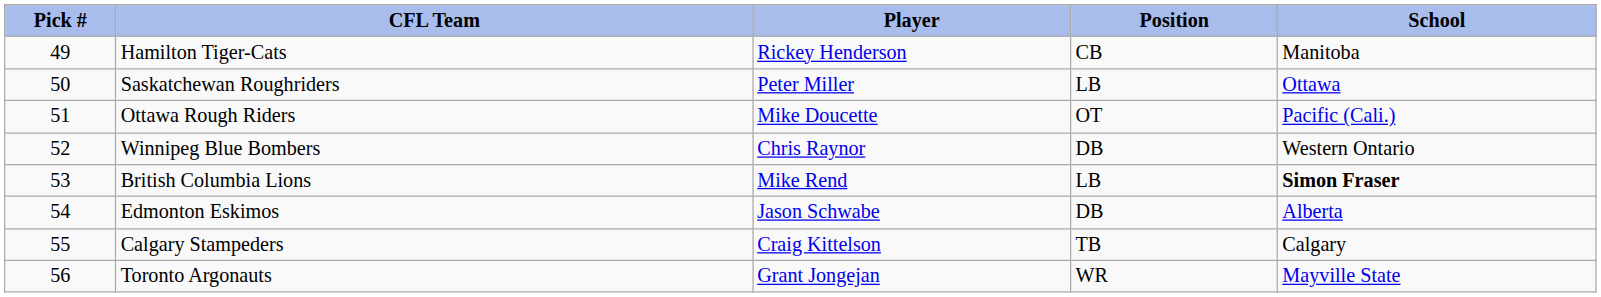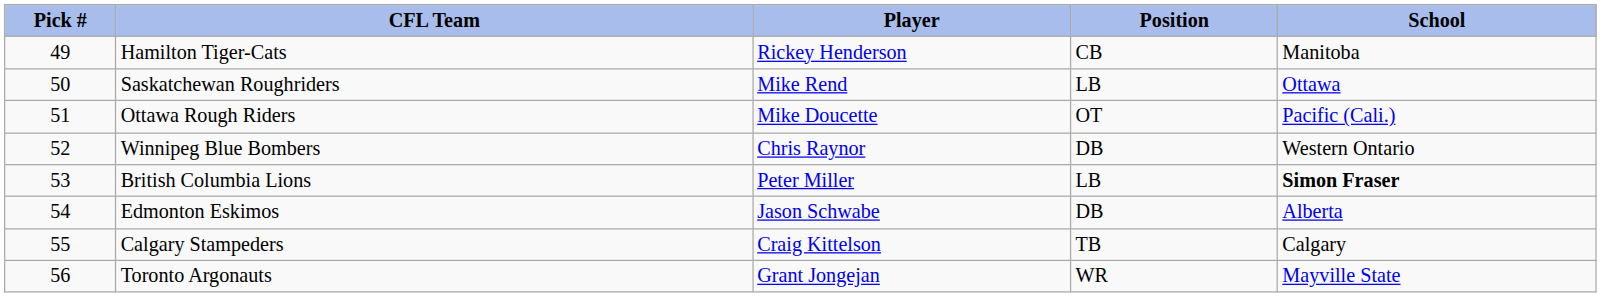(806, 84) Peter Miller -> (802, 84) Mike Rend
(802, 180) Mike Rend -> (806, 180) Peter Miller
